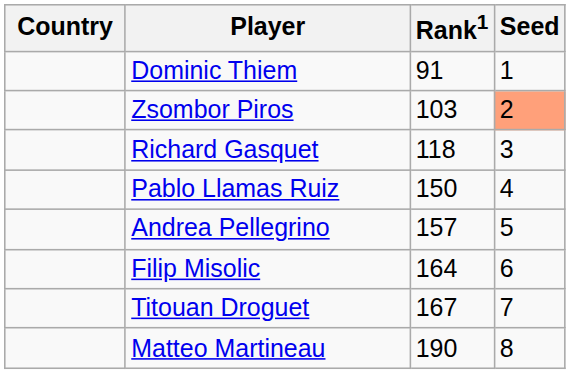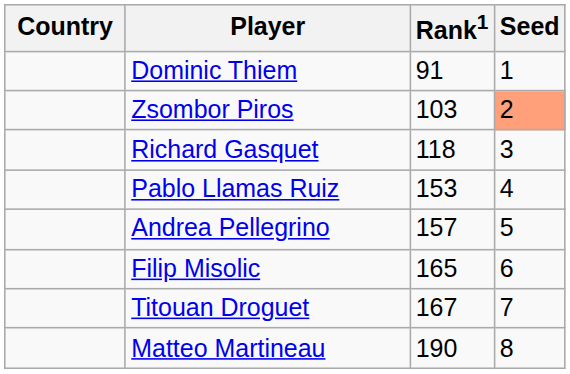(437, 189) 150 -> (437, 189) 153
(437, 268) 164 -> (437, 268) 165
